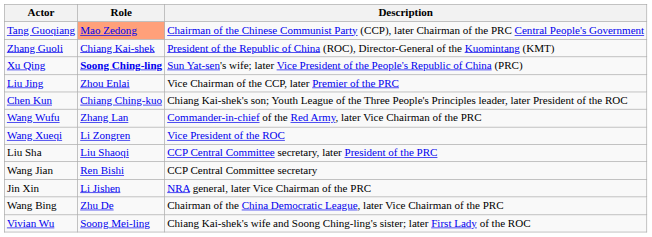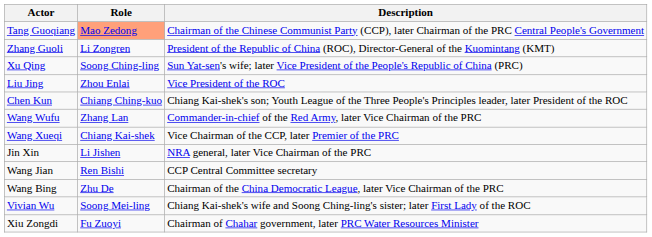(117, 48) Chiang Kai-shek -> (105, 48) Li Zongren
(121, 65) bold -> (120, 65) normal
(283, 83) Vice Chairman of the CCP, later Premier of the PRC -> (226, 83) Vice President of the ROC
(105, 135) Li Zongren -> (117, 135) Chiang Kai-shek
(226, 135) Vice President of the ROC -> (283, 135) Vice Chairman of the CCP, later Premier of the PRC
- row: (24, 153)
rows swapped: (30, 170) <-> (23, 188)
+ row: (32, 223)
